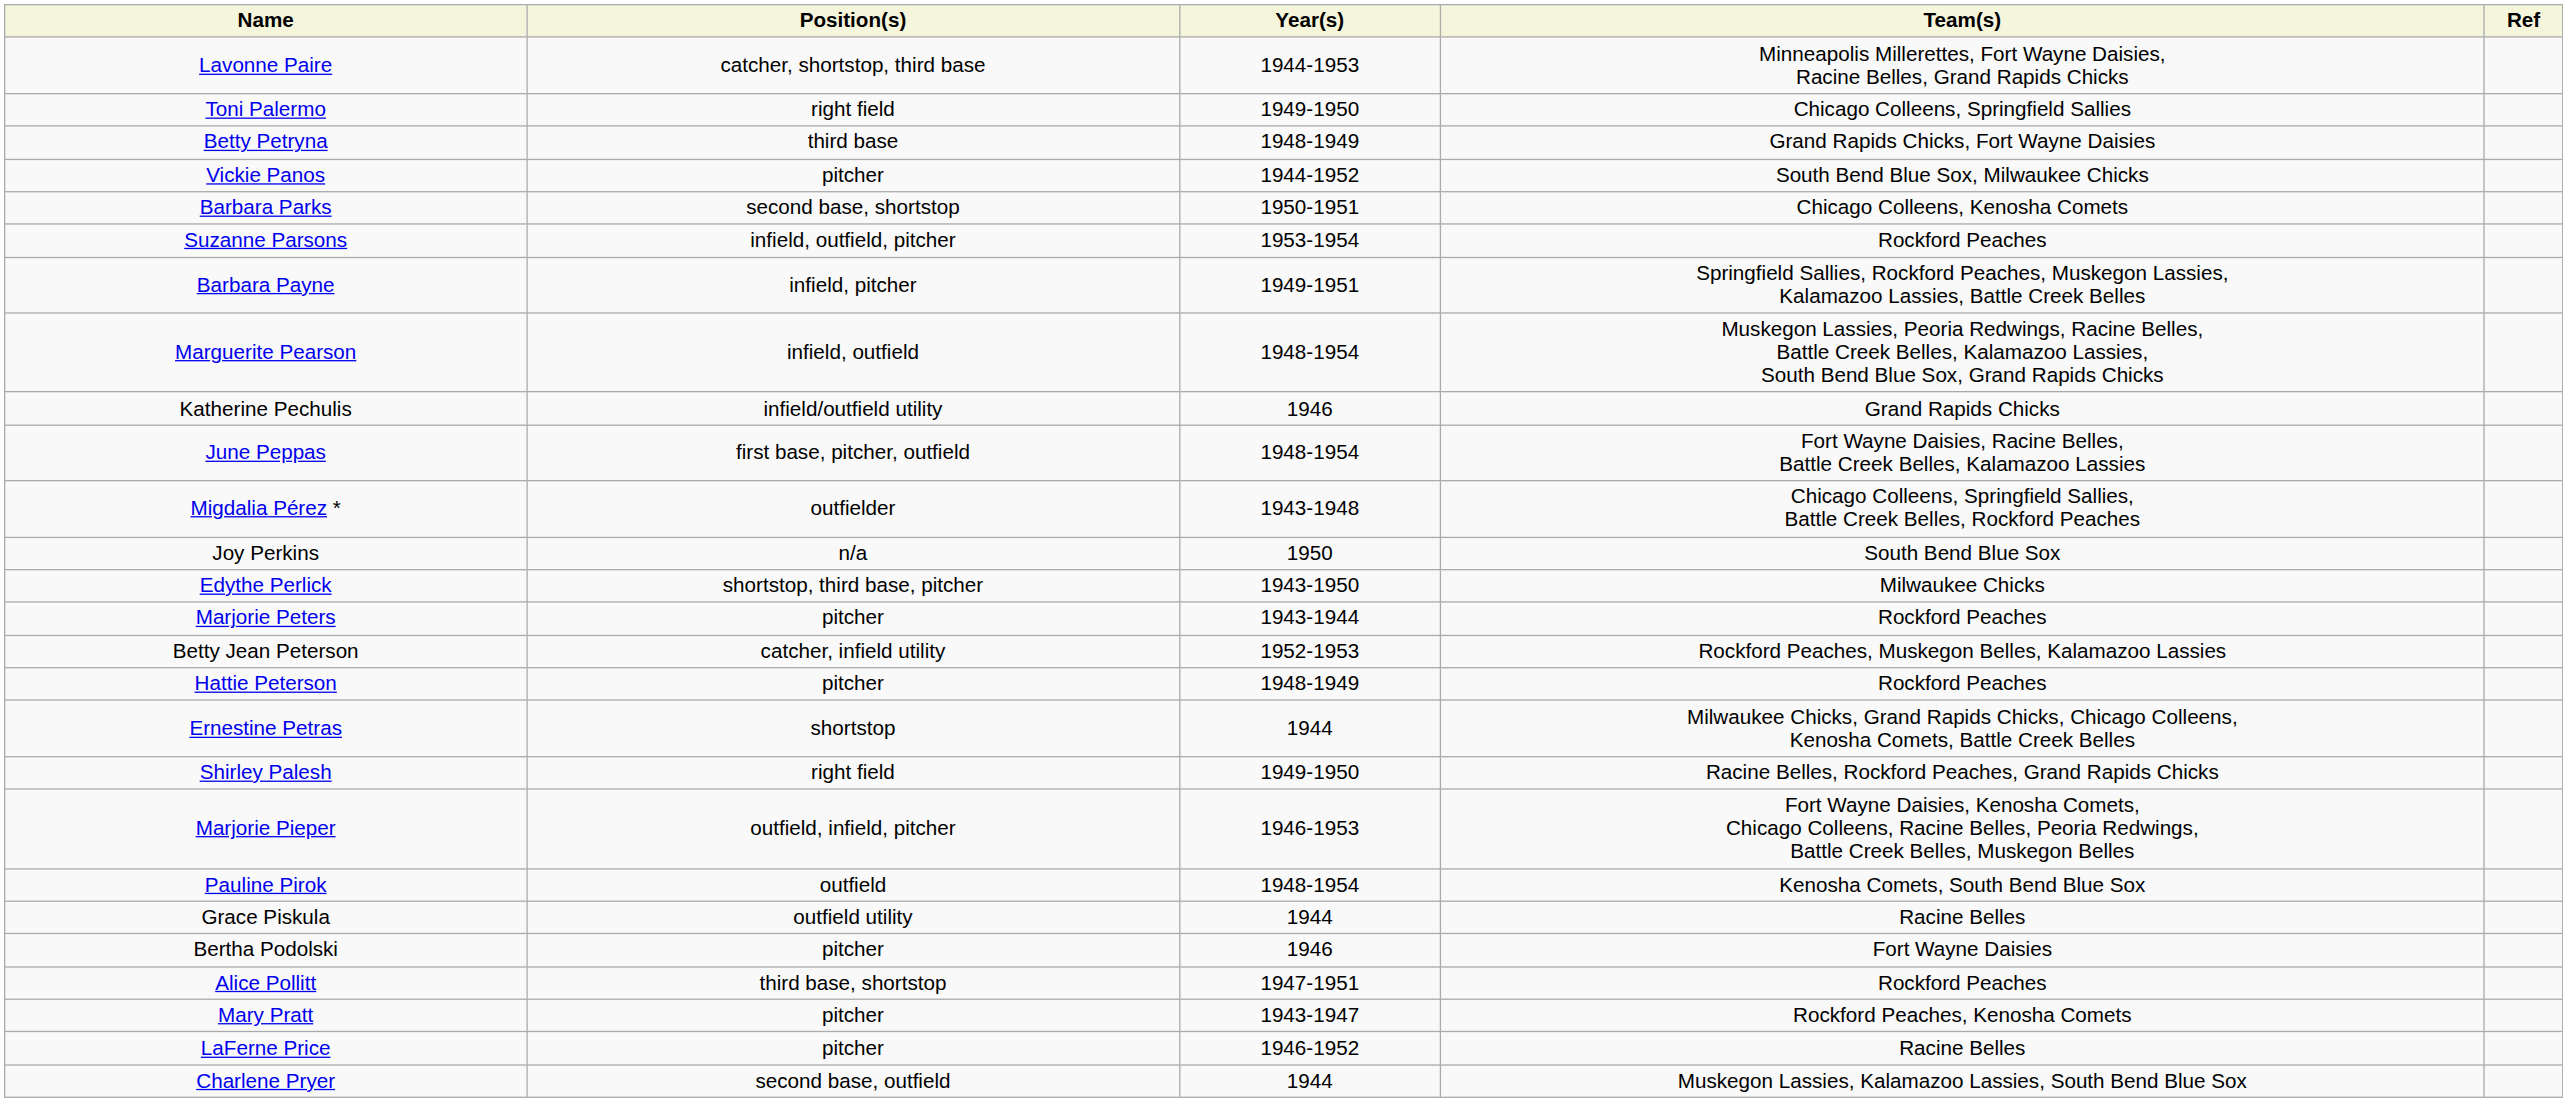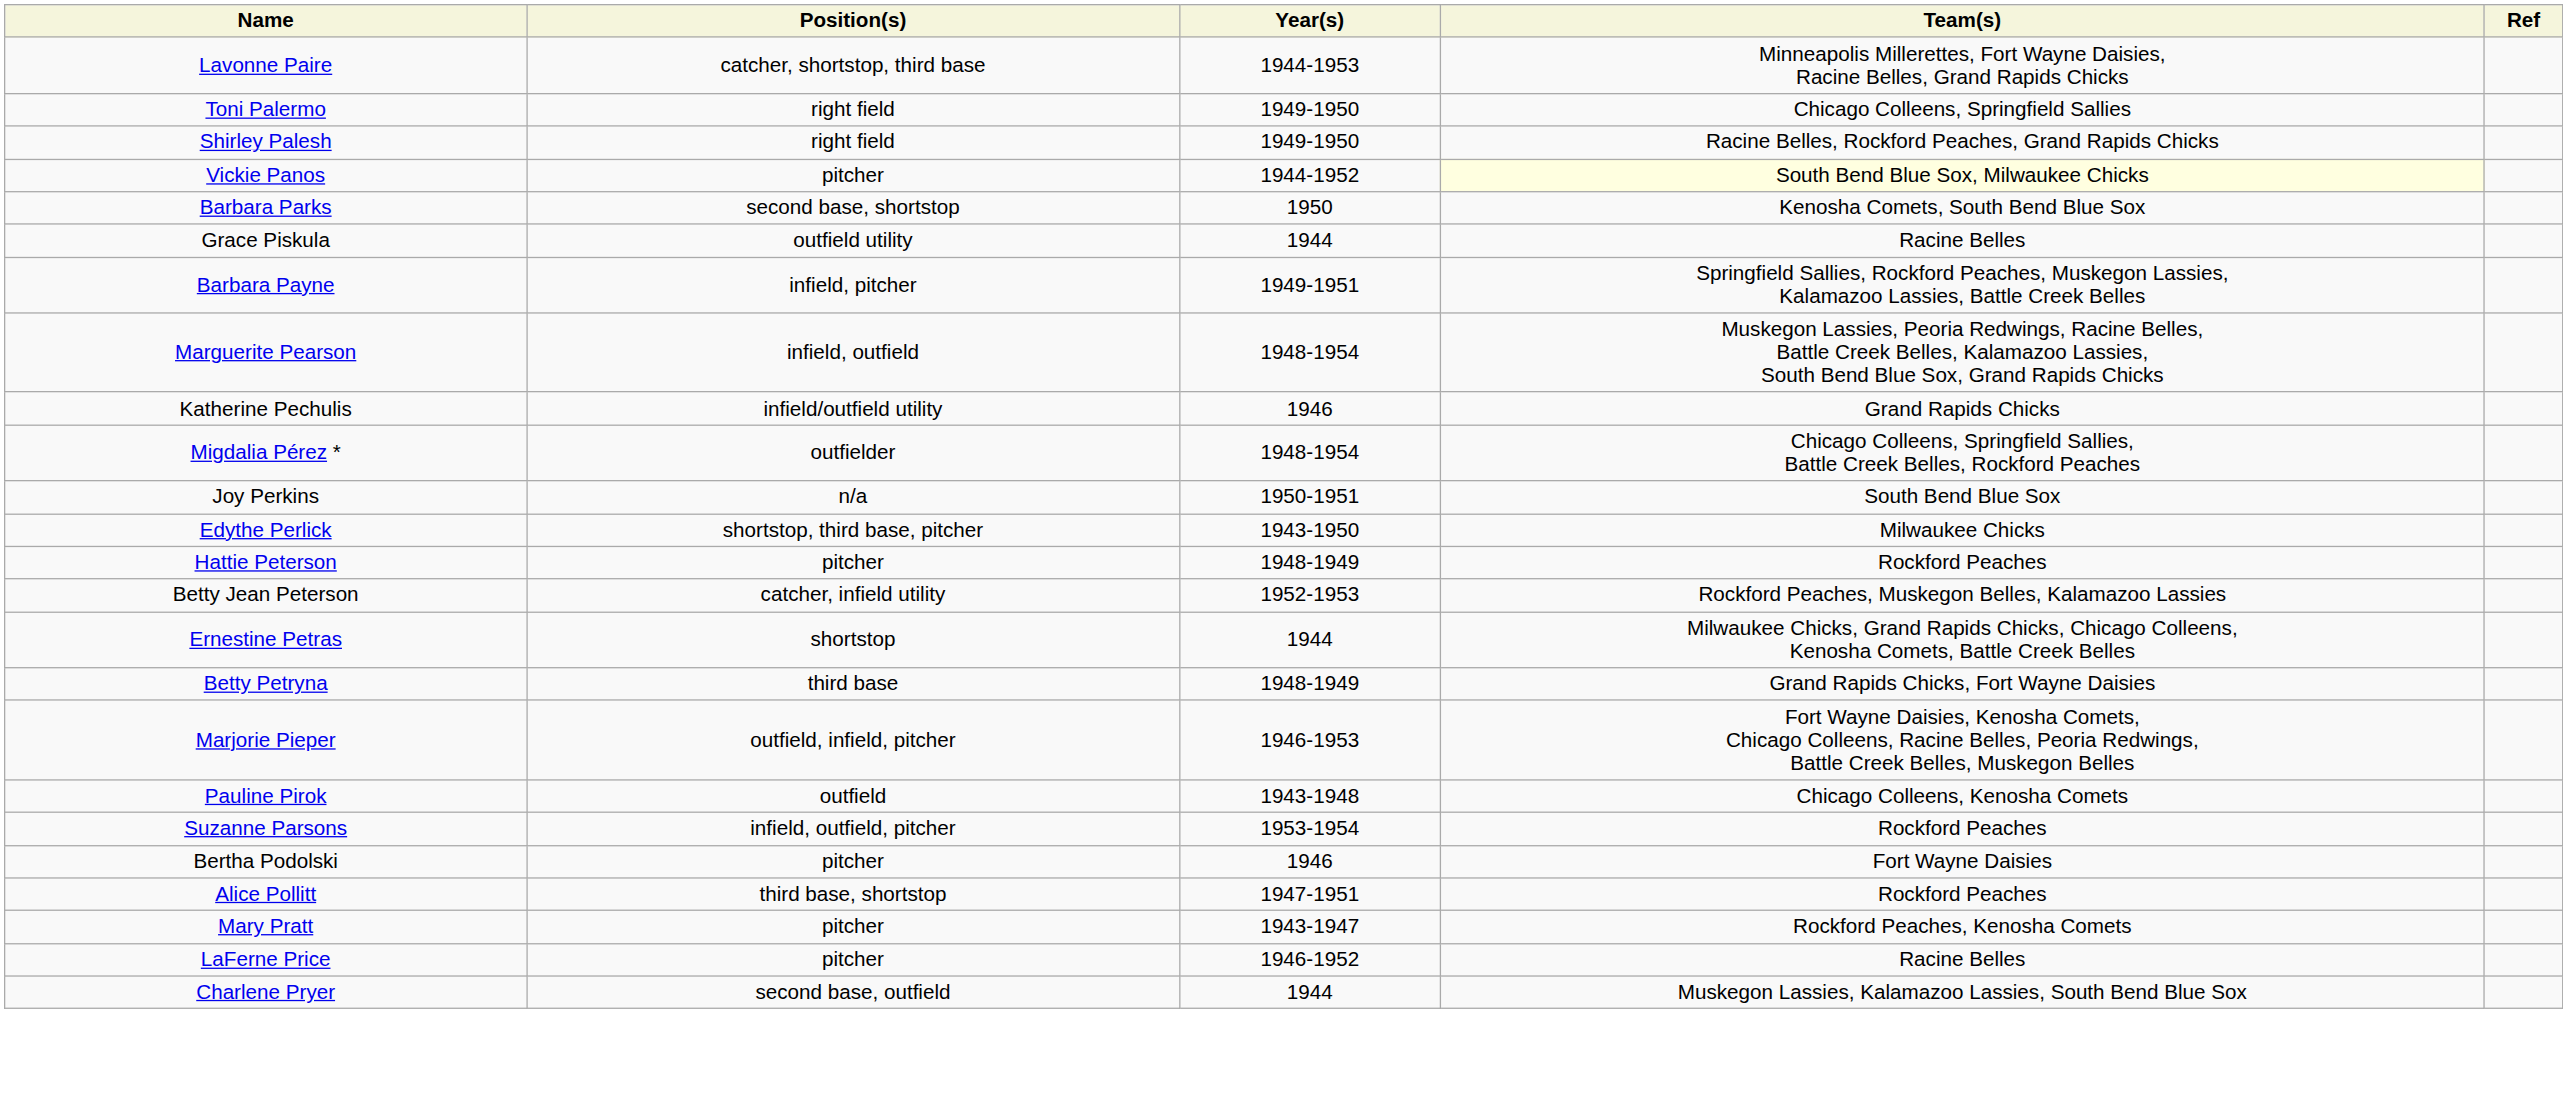rows swapped: (266, 772) <-> (266, 142)
(1962, 175) no background -> (1962, 175) lightyellow background
(1310, 207) 1950-1951 -> (1310, 207) 1950
(1962, 207) Chicago Colleens, Kenosha Comets -> (1962, 207) Kenosha Comets, South Bend Blue Sox
rows swapped: (266, 240) <-> (266, 917)
- row: (266, 452)
(1310, 508) 1943-1948 -> (1310, 452) 1948-1954
(1310, 552) 1950 -> (1310, 497) 1950-1951
- row: (266, 618)
rows swapped: (266, 651) <-> (266, 683)
(1310, 884) 1948-1954 -> (1310, 795) 1943-1948
(1962, 884) Kenosha Comets, South Bend Blue Sox -> (1962, 795) Chicago Colleens, Kenosha Comets
